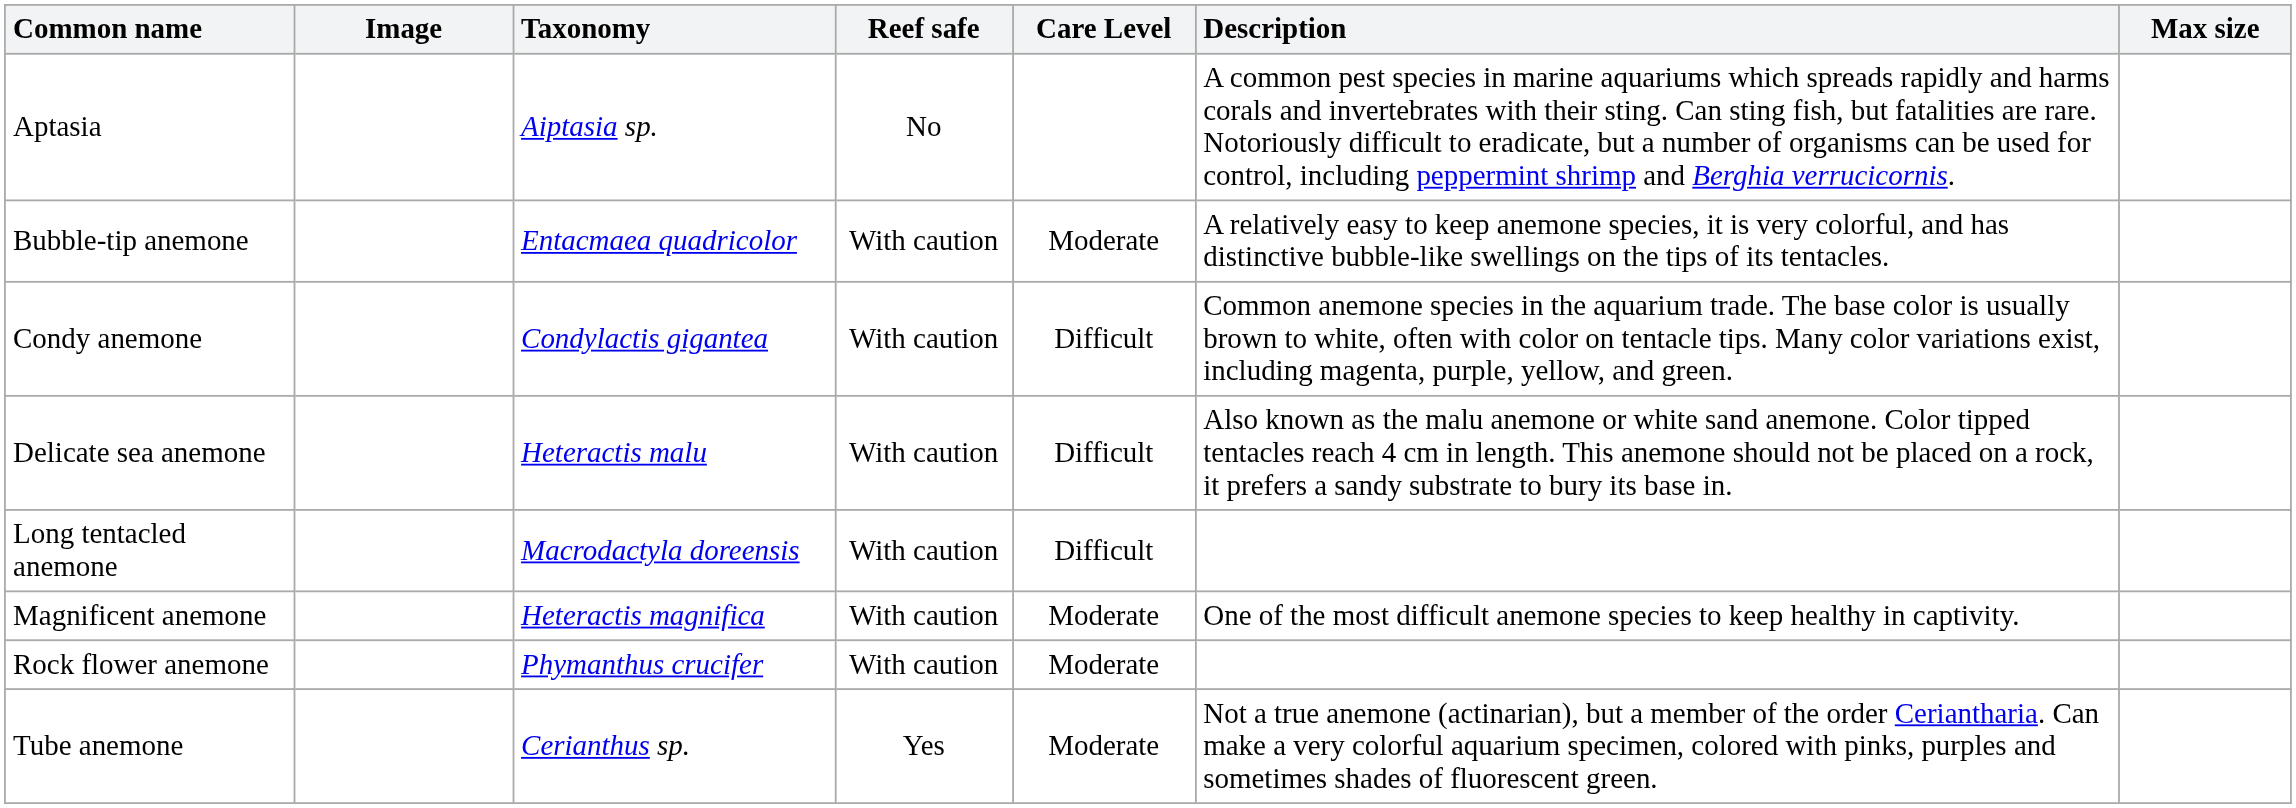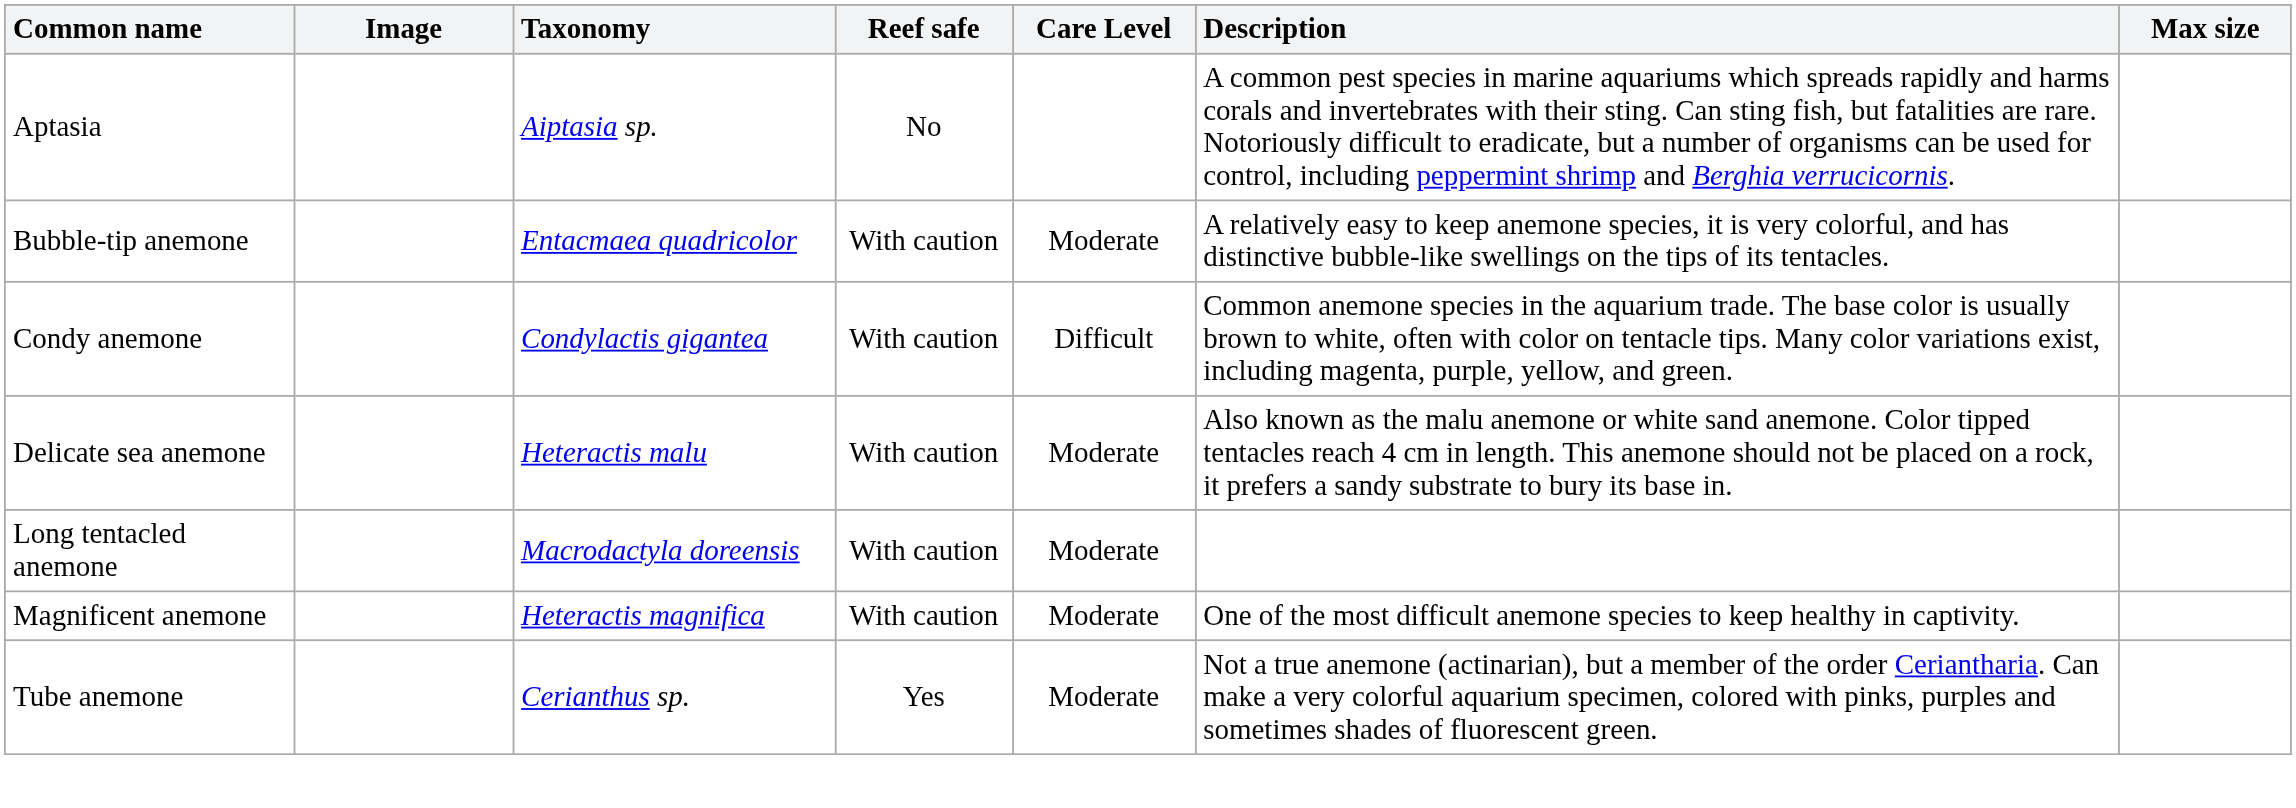(1104, 452) Difficult -> (1104, 452) Moderate
(1104, 550) Difficult -> (1104, 550) Moderate
- row: (141, 664)
